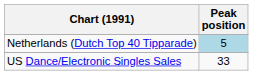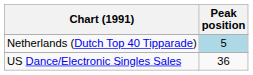(224, 61) 33 -> (224, 61) 36
